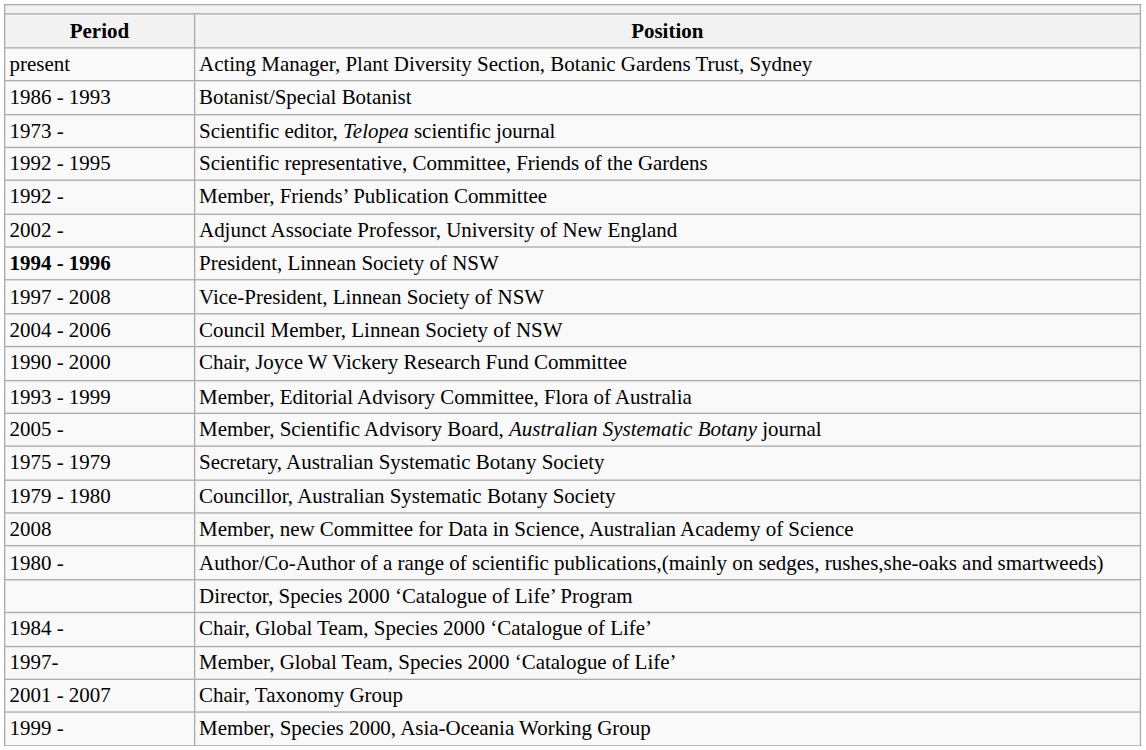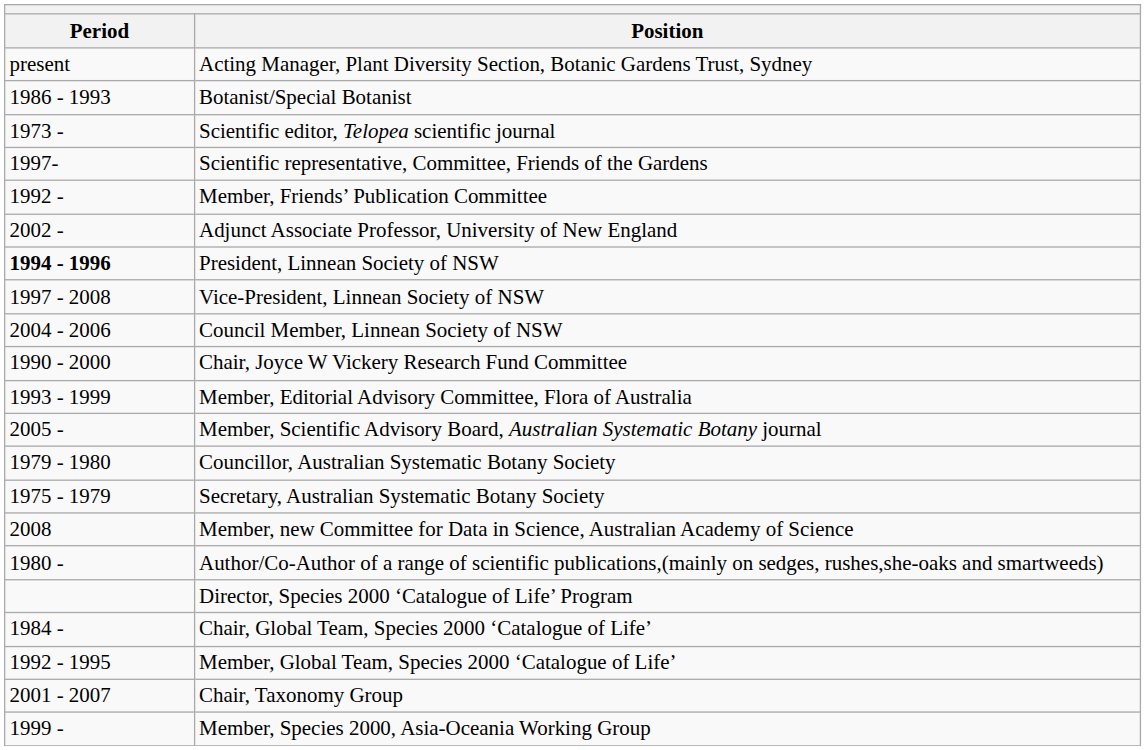(60, 163) 1992 - 1995 -> (34, 163) 1997-
rows swapped: (402, 462) <-> (407, 496)
(34, 662) 1997- -> (60, 662) 1992 - 1995
